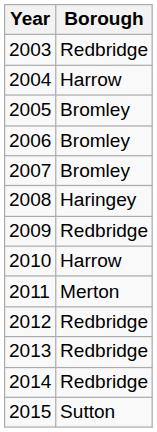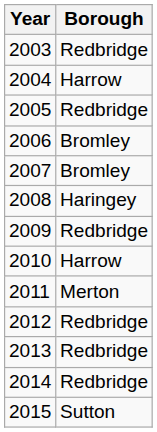(95, 110) Bromley -> (104, 110) Redbridge
